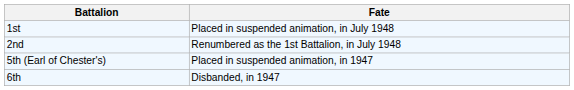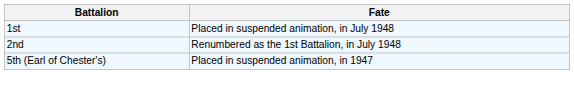- row: (14, 77)
